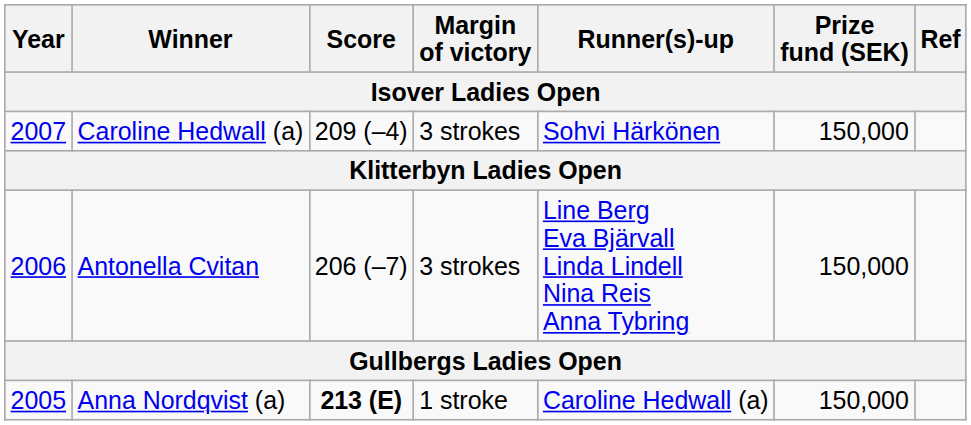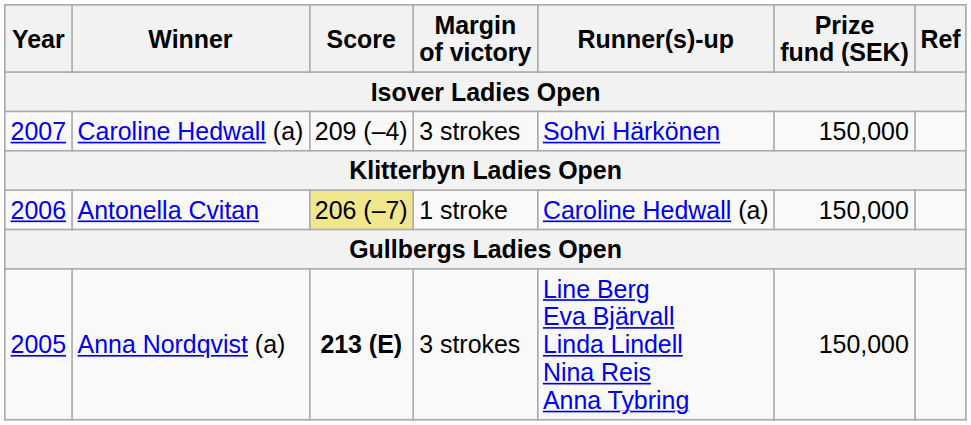(361, 266) no background -> (361, 210) khaki background
(470, 266) 3 strokes -> (464, 210) 1 stroke
(616, 266) Line Berg Eva Bjärvall Linda Lindell Nina Reis Anna Tybring -> (656, 210) Caroline Hedwall (a)
(464, 401) 1 stroke -> (470, 345) 3 strokes
(656, 401) Caroline Hedwall (a) -> (616, 345) Line Berg Eva Bjärvall Linda Lindell Nina Reis Anna Tybring
